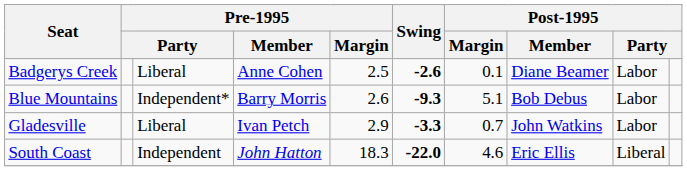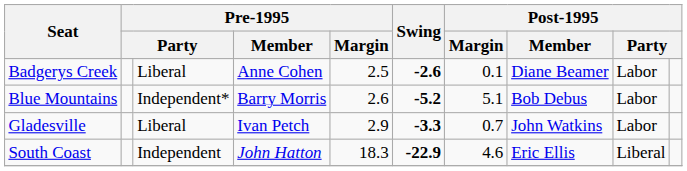(427, 98) -9.3 -> (427, 98) -5.2
(423, 152) -22.0 -> (423, 152) -22.9
